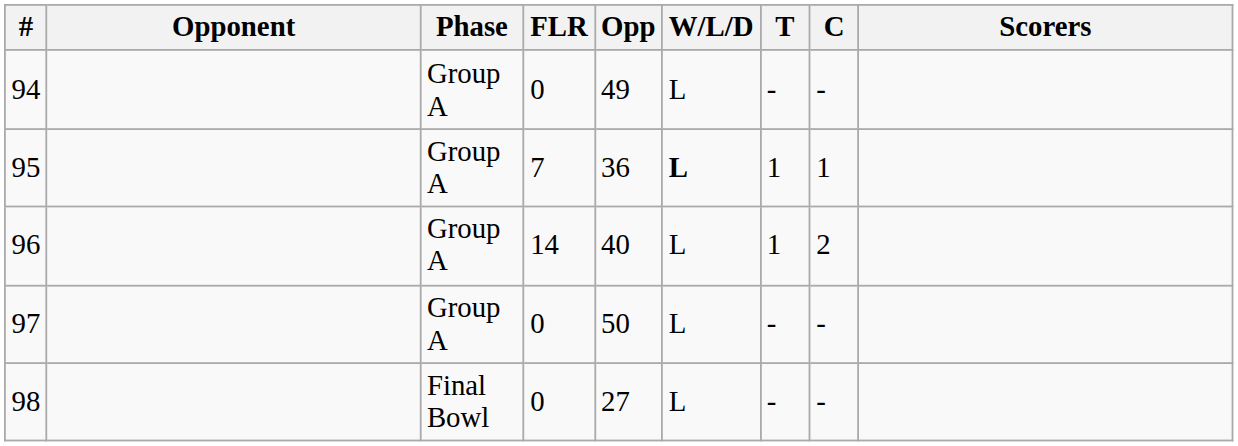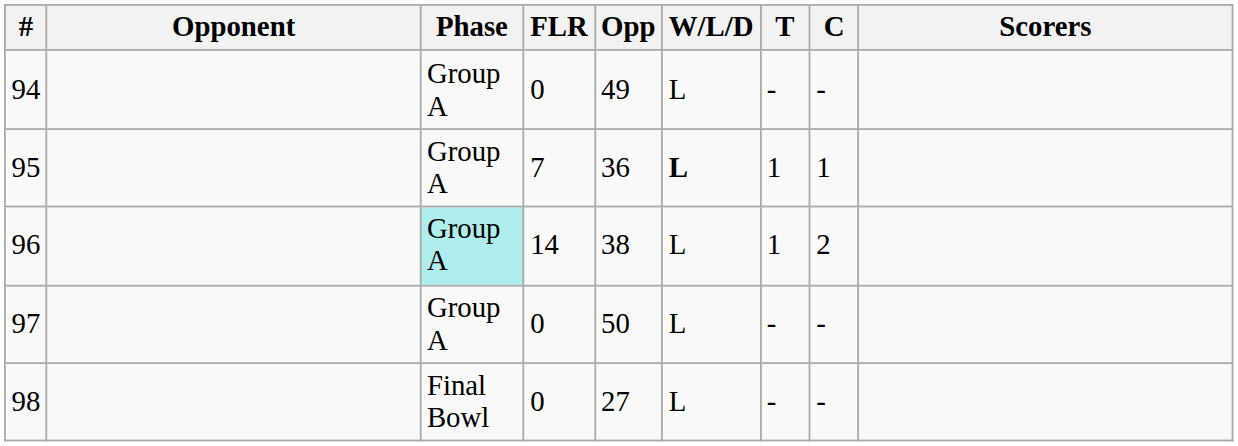(464, 245) no background -> (464, 245) paleturquoise background
(615, 245) 40 -> (615, 245) 38
